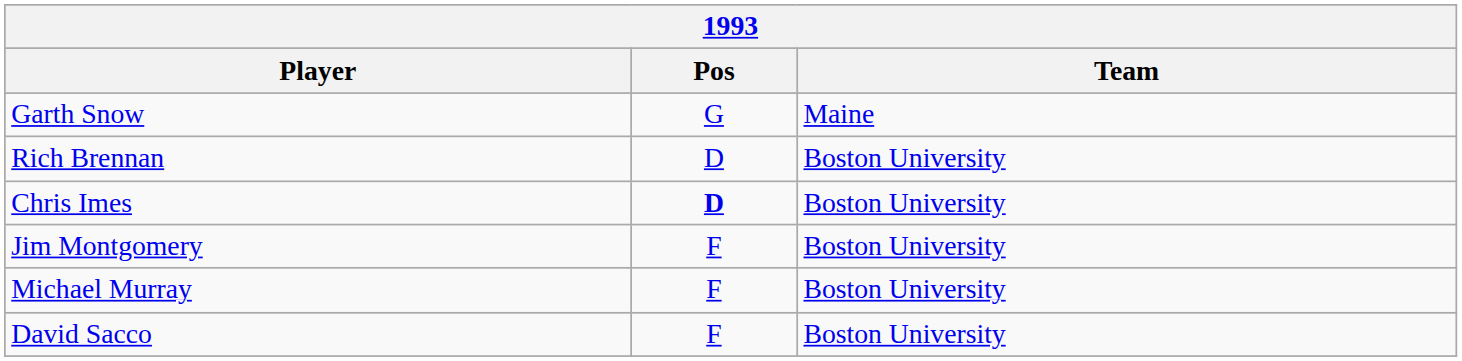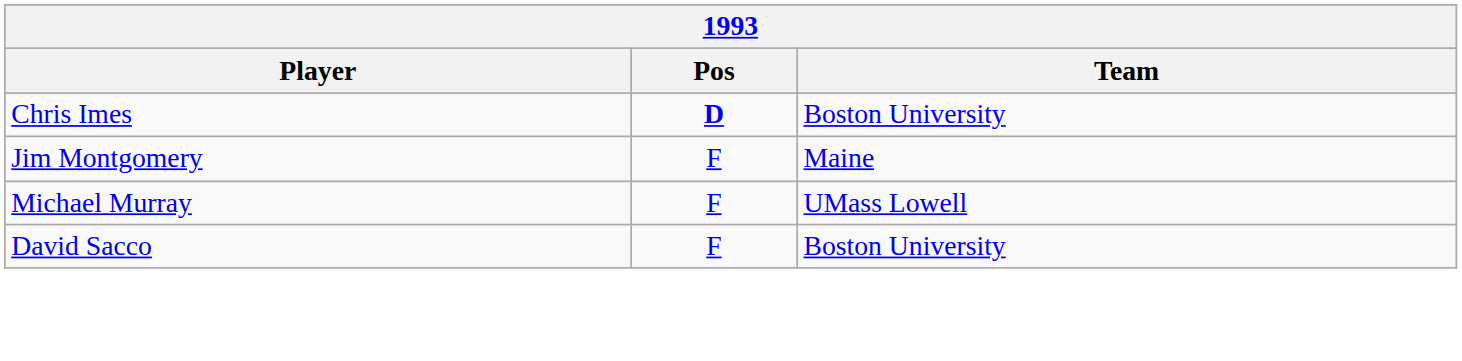- row: (78, 114)
- row: (88, 158)
(905, 245) Boston University -> (839, 158) Maine
(905, 289) Boston University -> (885, 202) UMass Lowell
